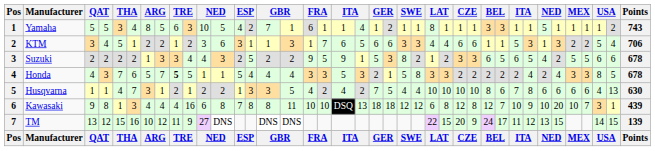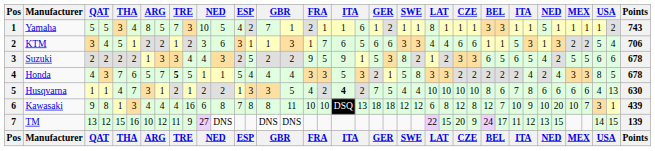(176, 27) 6 -> (176, 27) 7
(311, 27) 6 -> (311, 27) 2
(362, 27) 4 -> (362, 27) 6
(343, 90) normal -> (343, 90) bold
